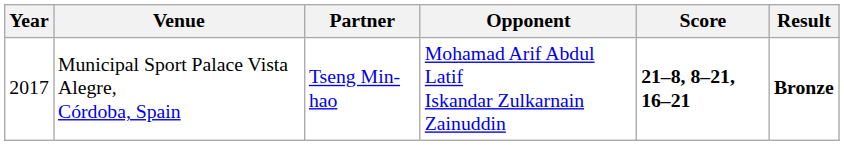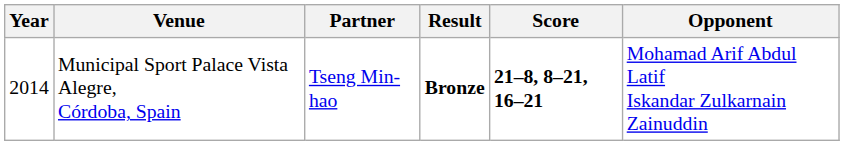columns swapped: (528, 21) <-> (804, 21)
(29, 88) 2017 -> (29, 88) 2014
